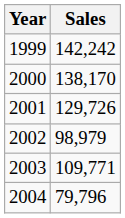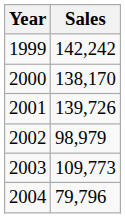(85, 108) 129,726 -> (85, 108) 139,726
(85, 167) 109,771 -> (85, 167) 109,773
